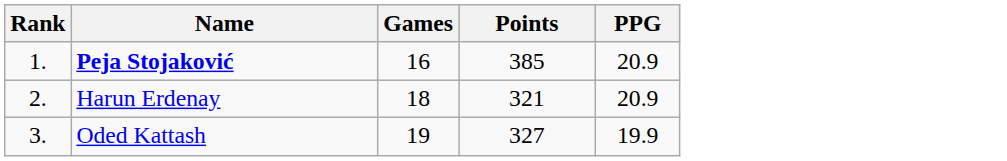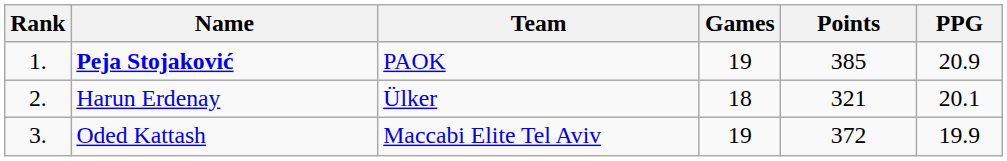+ column: (539, 23)
(418, 60) 16 -> (740, 60) 19
(638, 98) 20.9 -> (959, 98) 20.1
(527, 135) 327 -> (849, 135) 372
